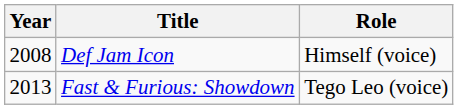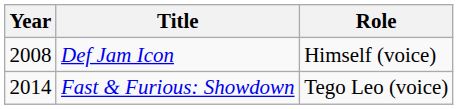(30, 87) 2013 -> (30, 87) 2014
